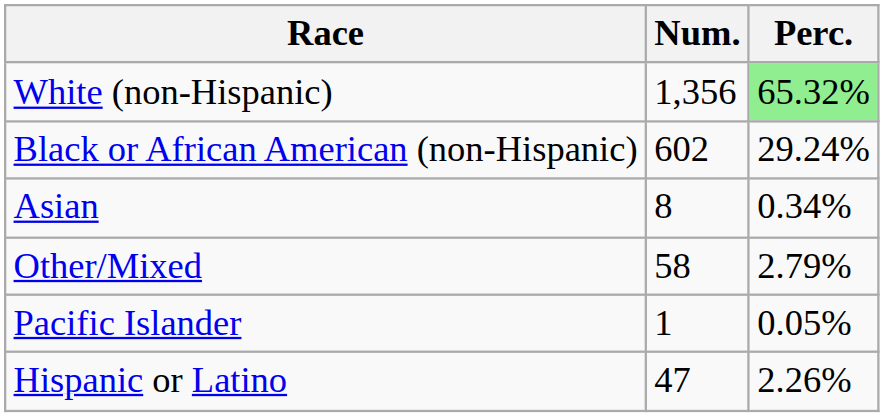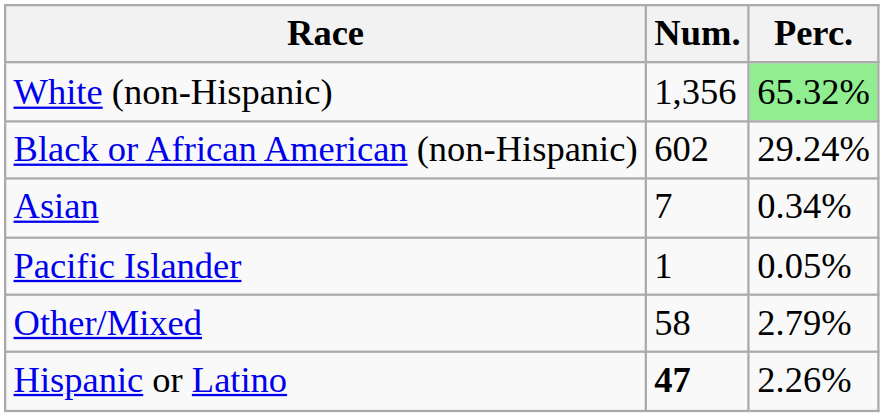(663, 206) 8 -> (663, 206) 7
rows swapped: (127, 322) <-> (108, 264)
(673, 380) normal -> (673, 380) bold
